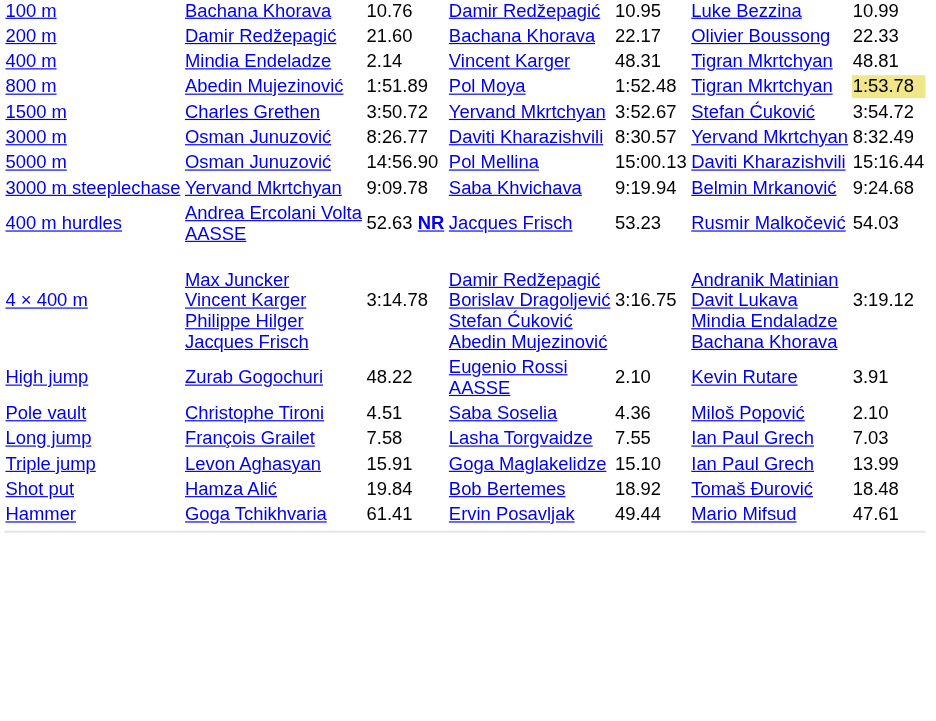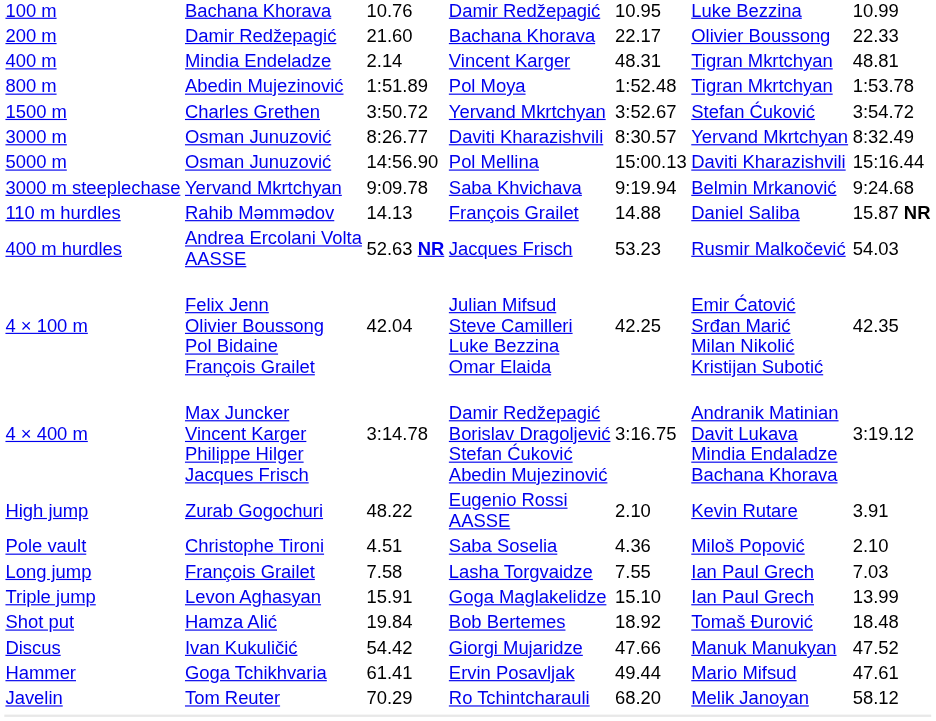(883, 86) khaki background -> (883, 86) no background
+ row: (63, 213)
+ row: (47, 325)
+ row: (33, 647)
+ row: (34, 698)
